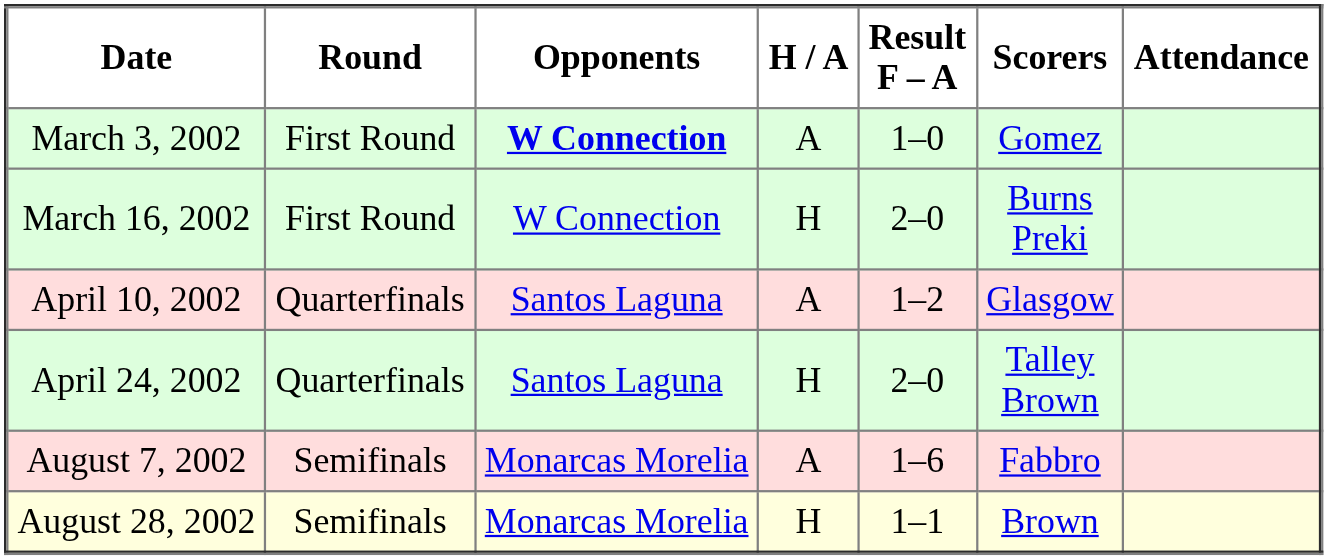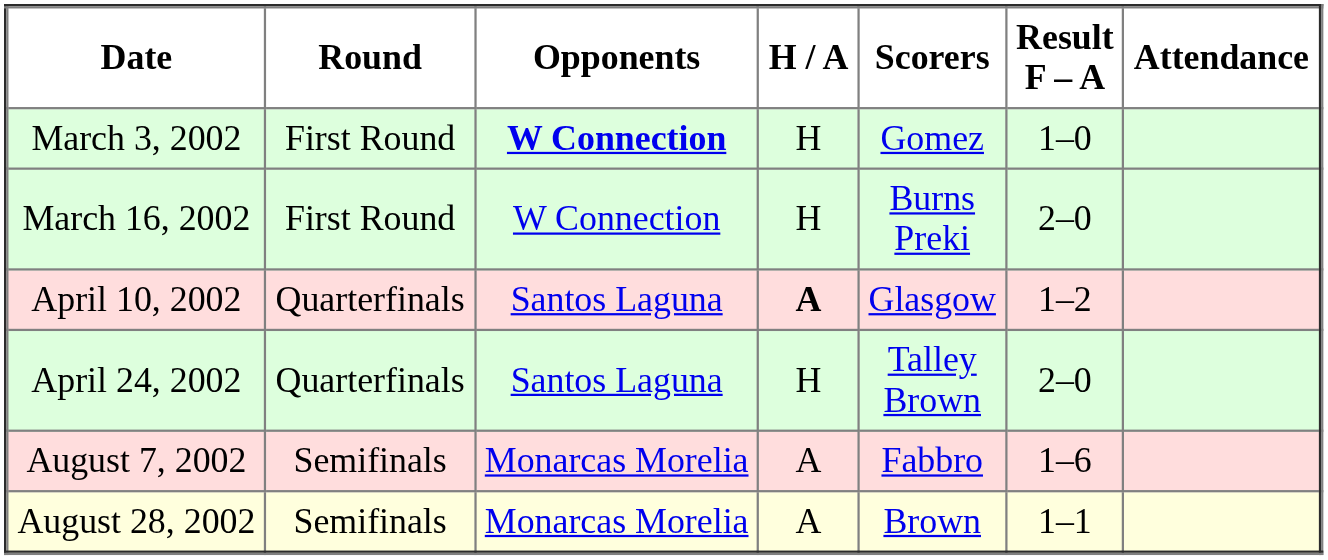columns swapped: (917, 57) <-> (1050, 57)
(809, 137) A -> (809, 137) H
(809, 299) normal -> (809, 299) bold
(809, 520) H -> (809, 520) A
